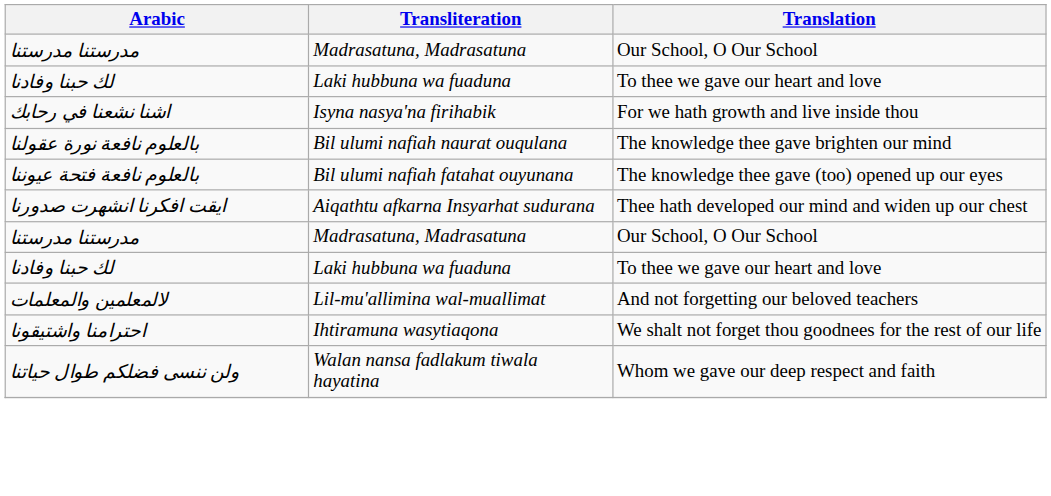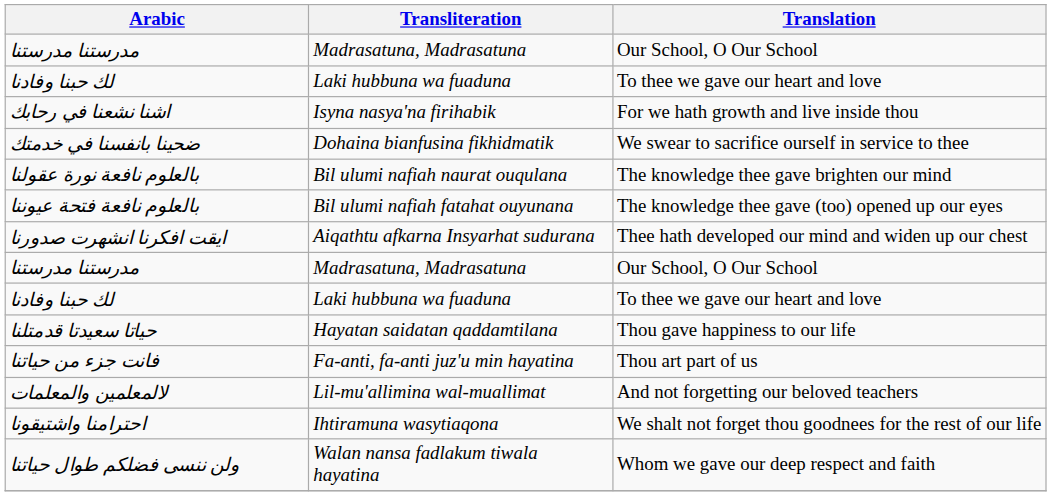+ row: (105, 143)
+ row: (83, 330)
+ row: (85, 361)
